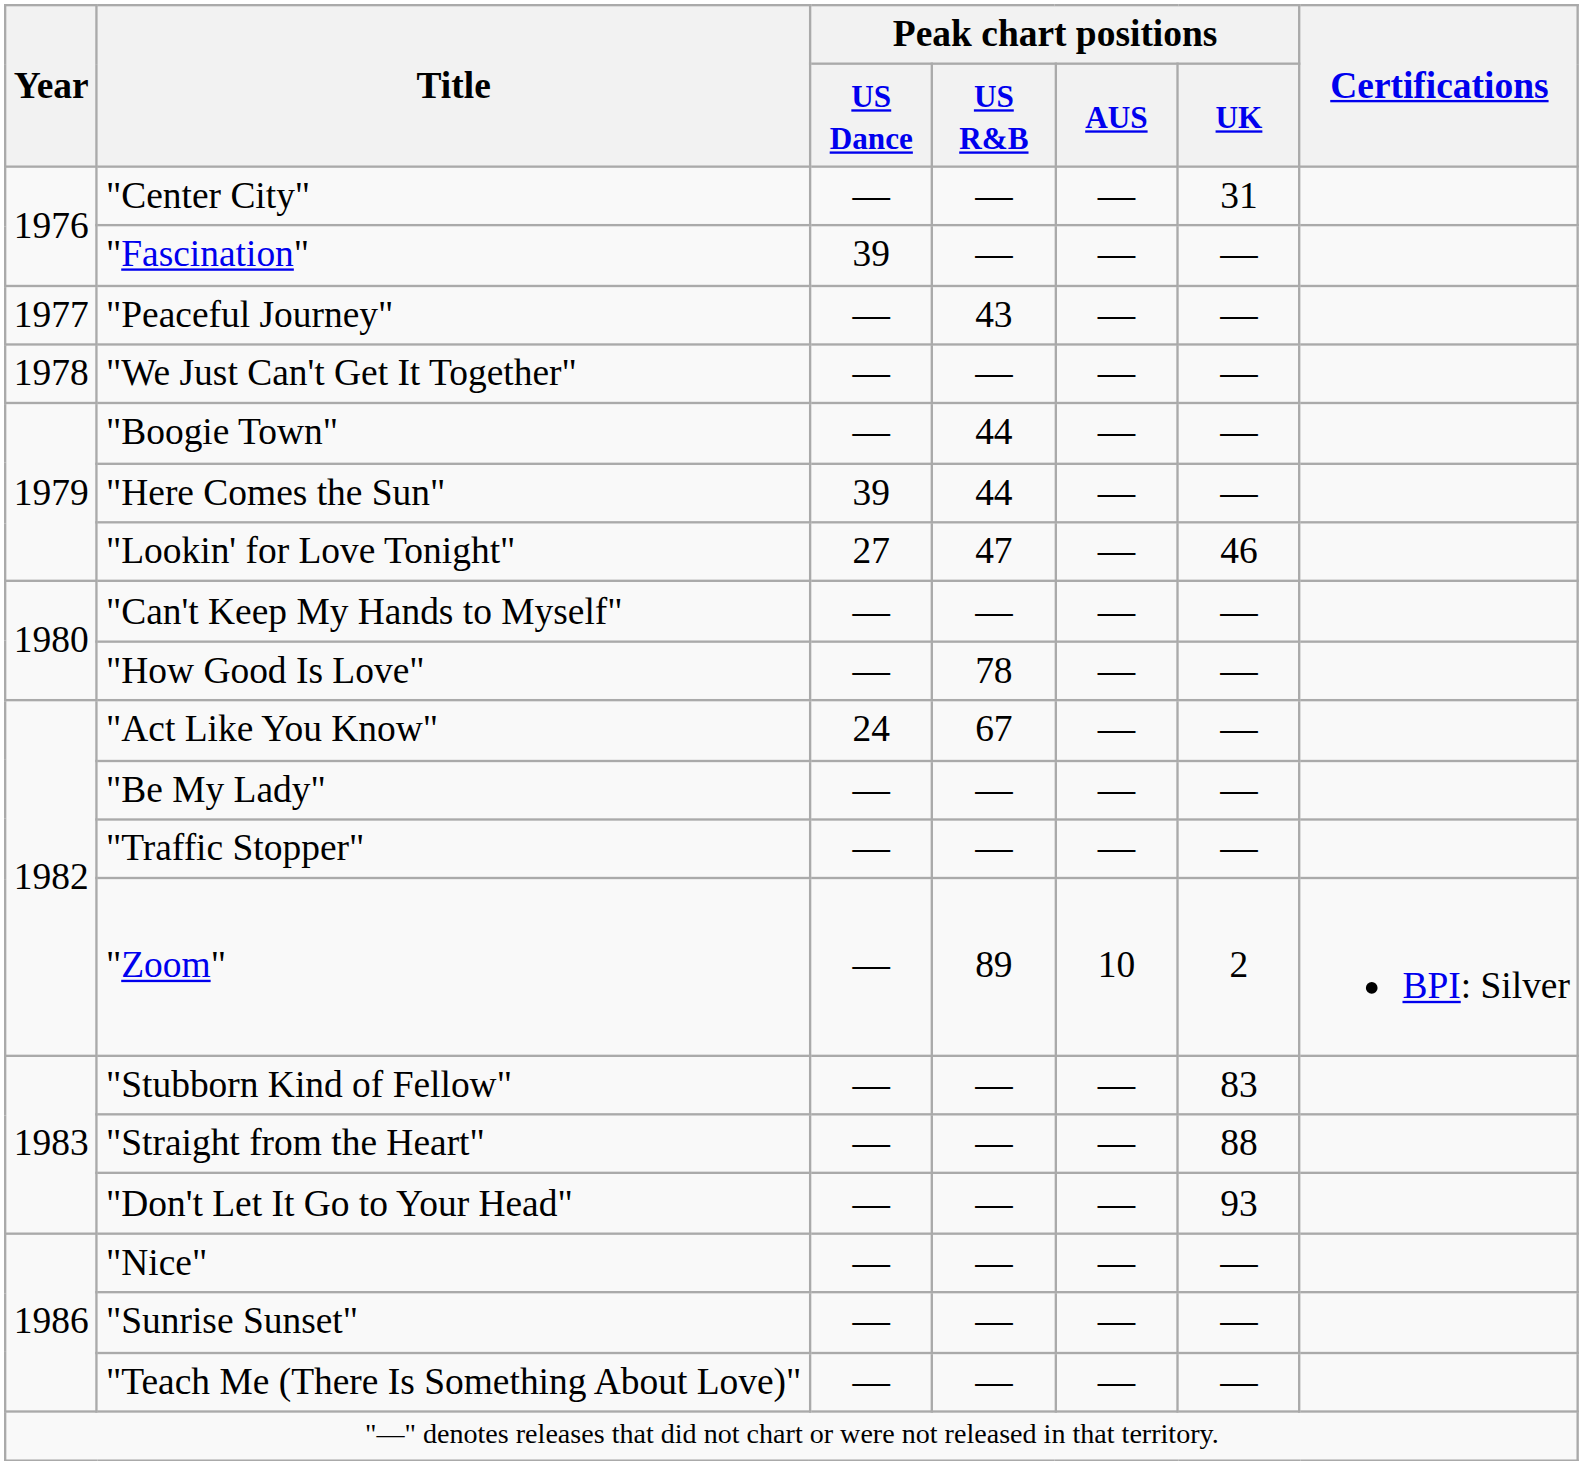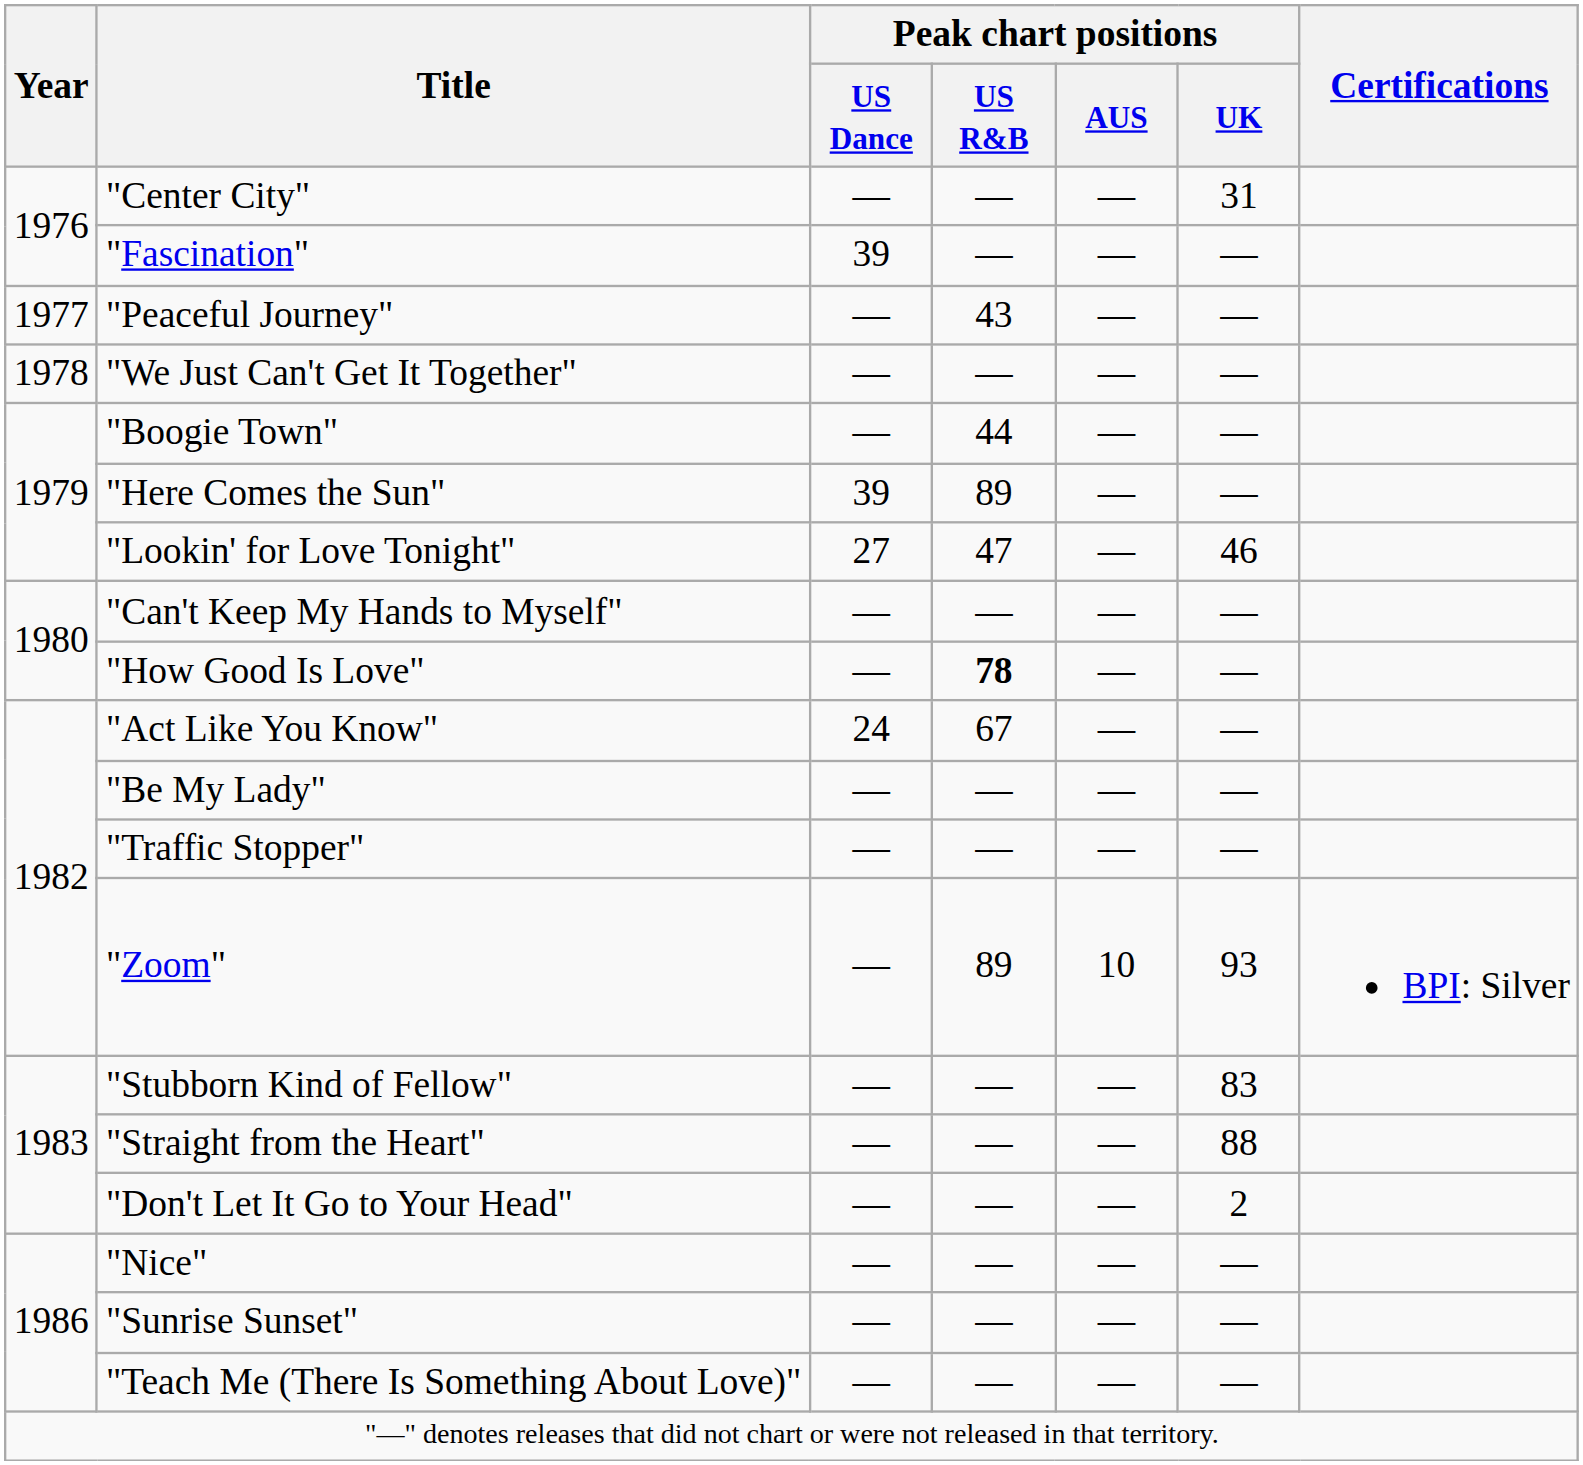(994, 491) 44 -> (994, 491) 89
(994, 670) normal -> (994, 670) bold
(1239, 966) 2 -> (1239, 966) 93
(1239, 1202) 93 -> (1239, 1202) 2
